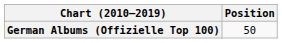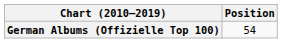(250, 30) 50 -> (250, 30) 54
